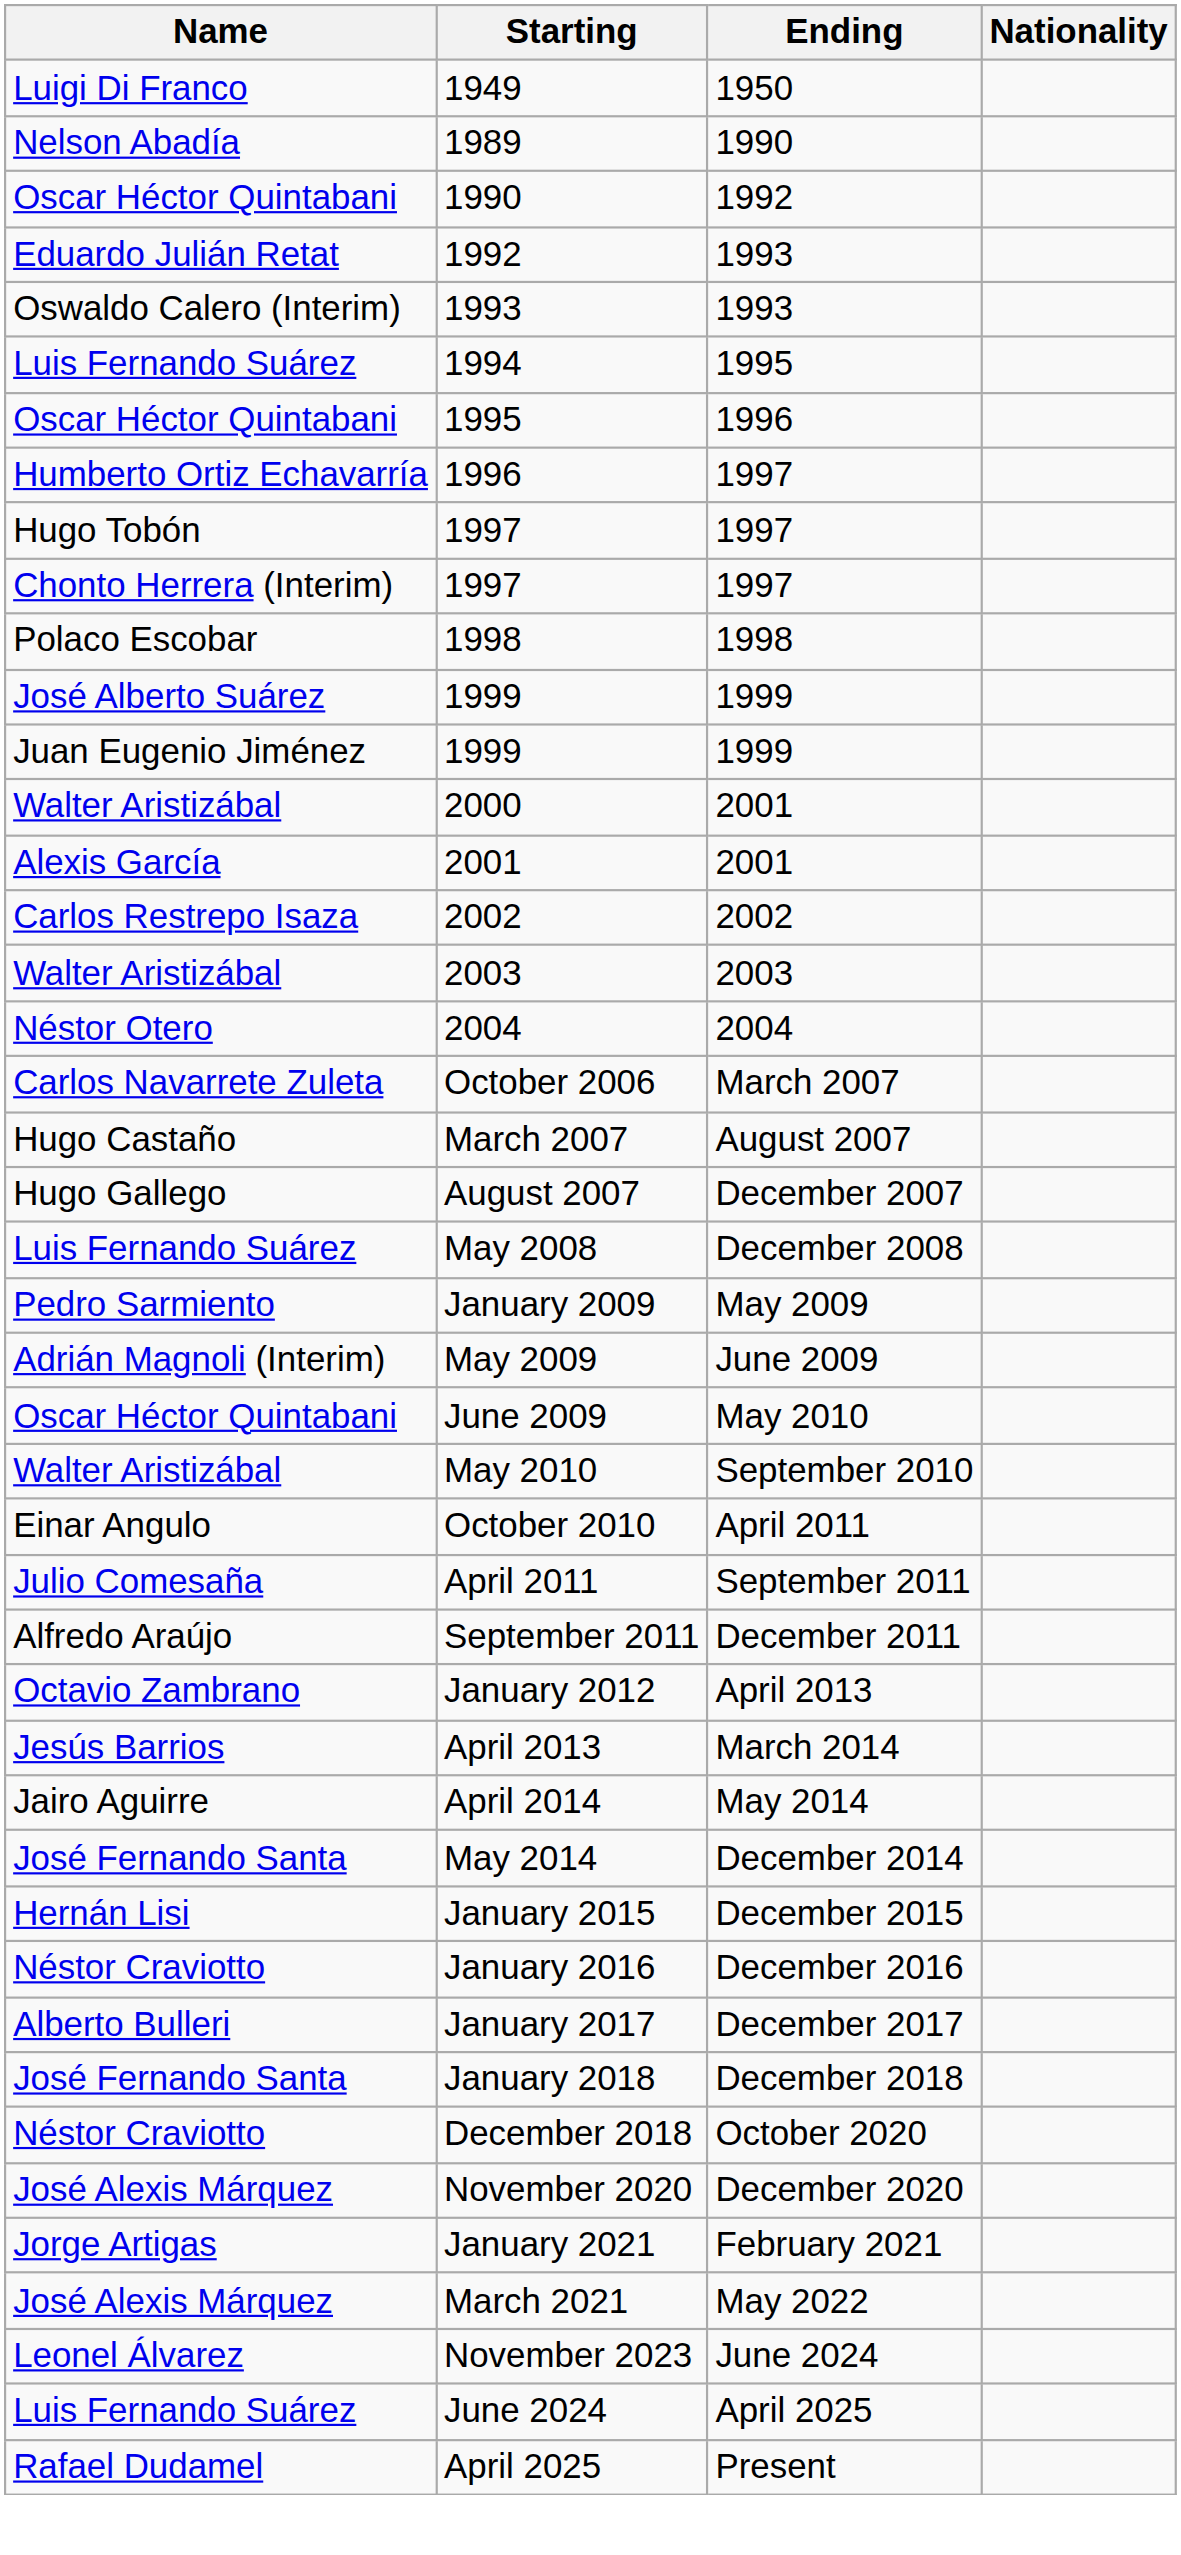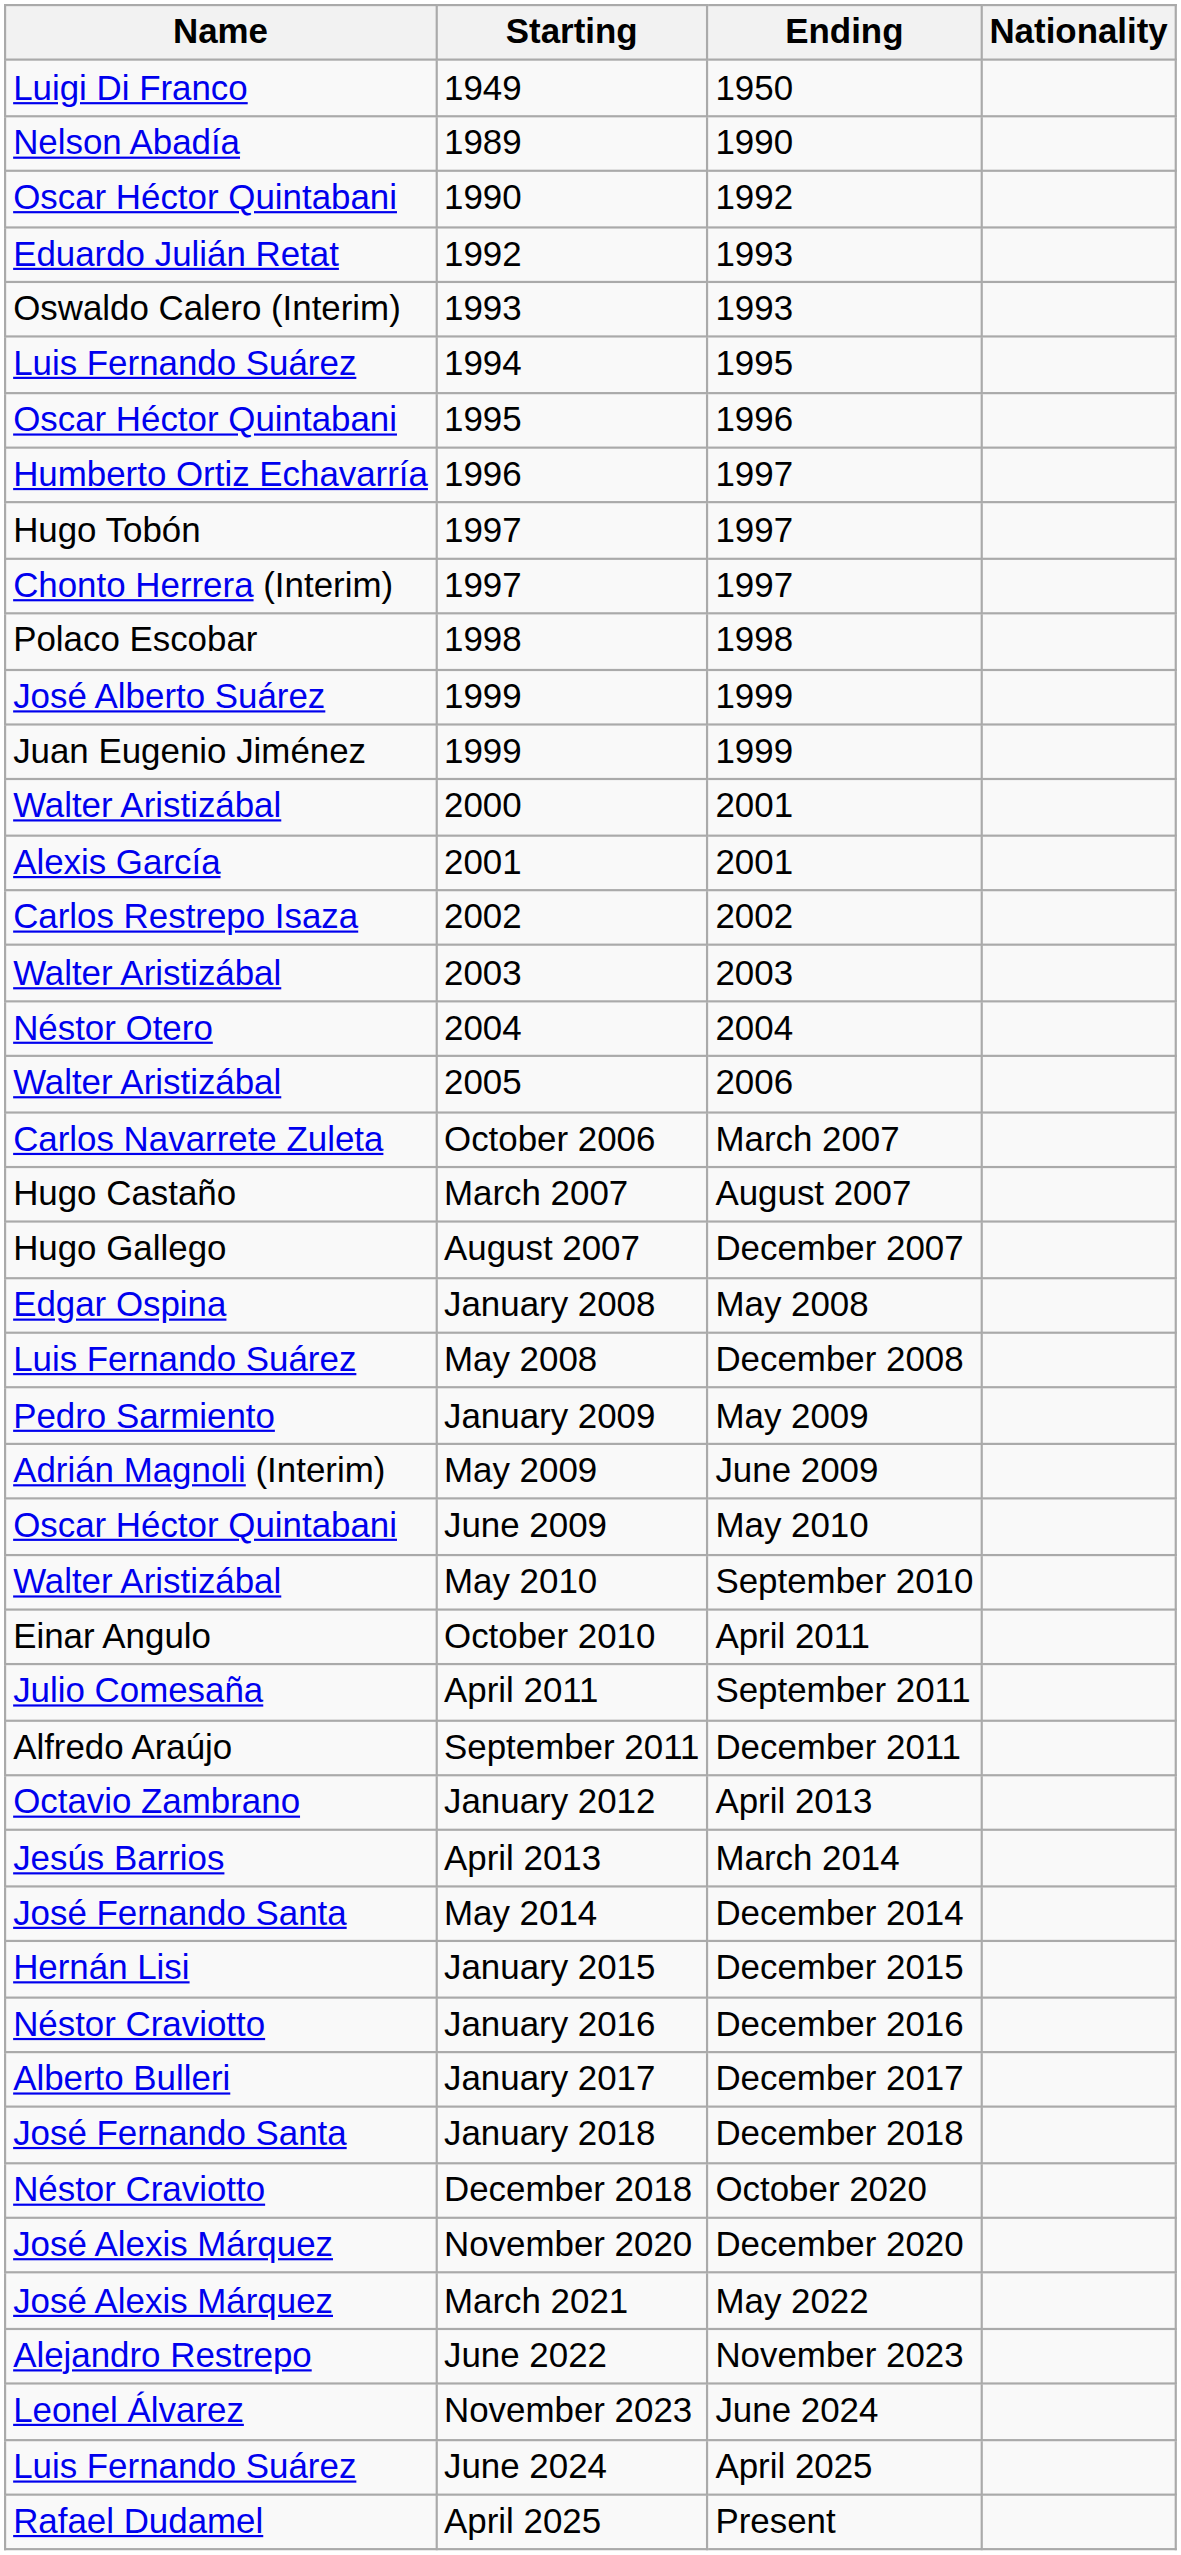+ row: (147, 1083)
+ row: (120, 1304)
- row: (111, 1802)
- row: (115, 2244)
+ row: (162, 2355)
